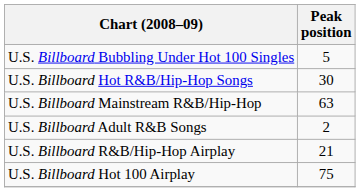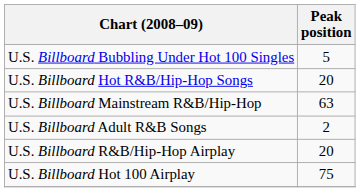(326, 80) 30 -> (326, 80) 20
(326, 151) 21 -> (326, 151) 20
